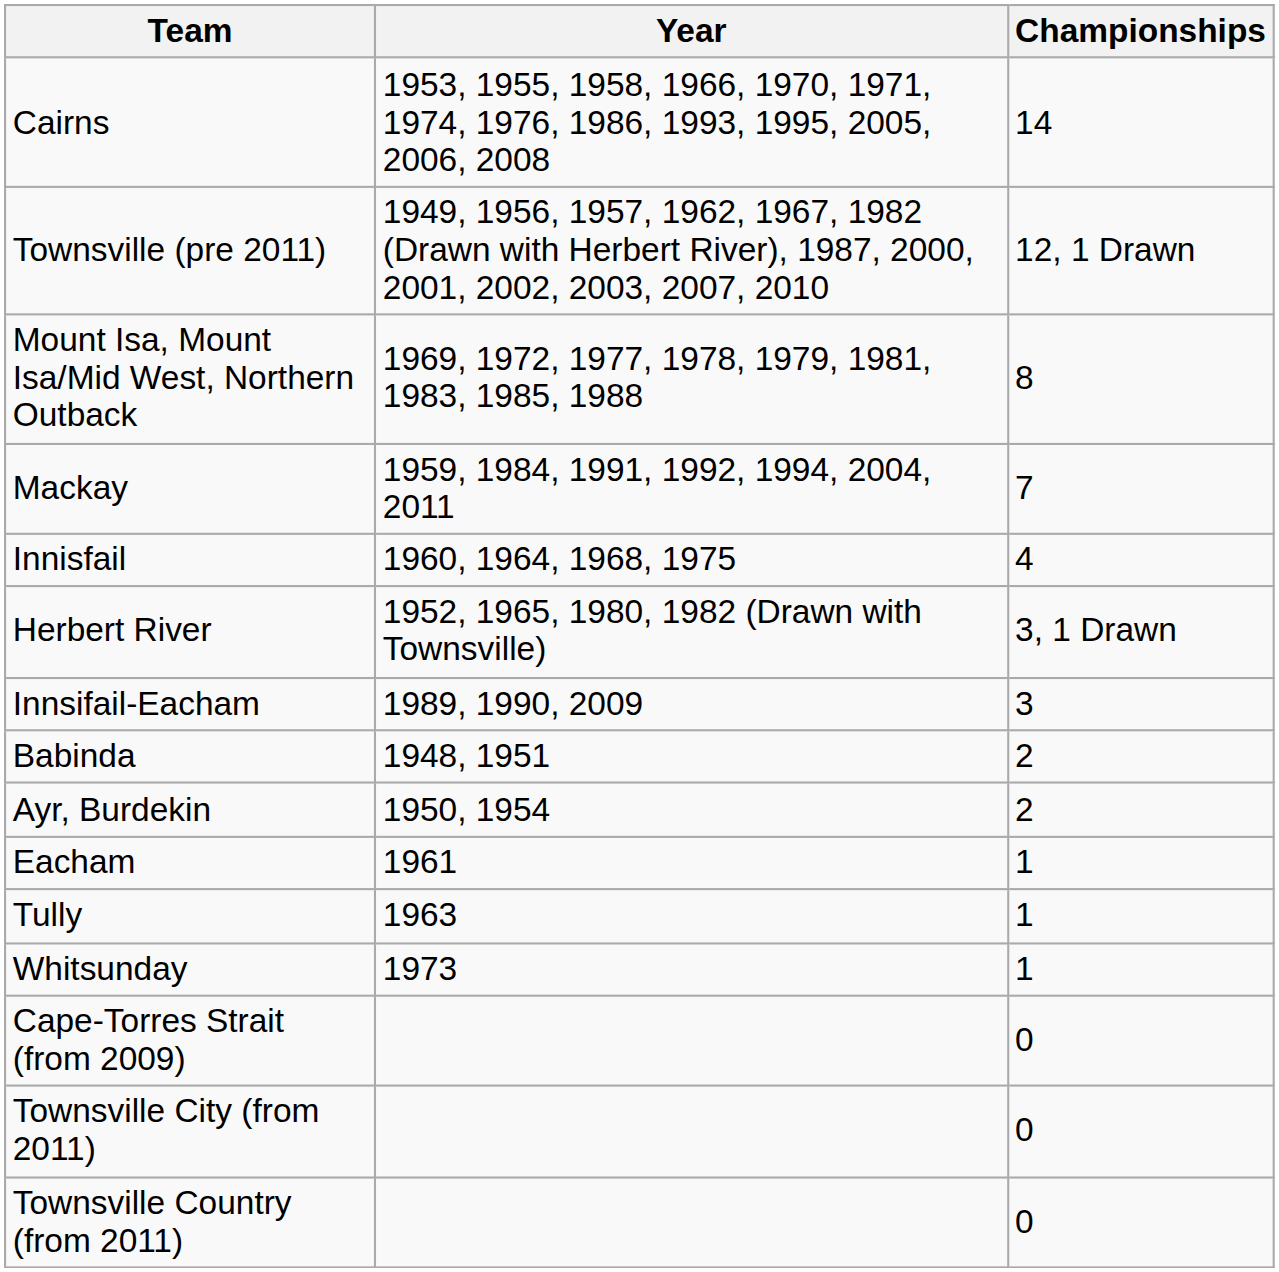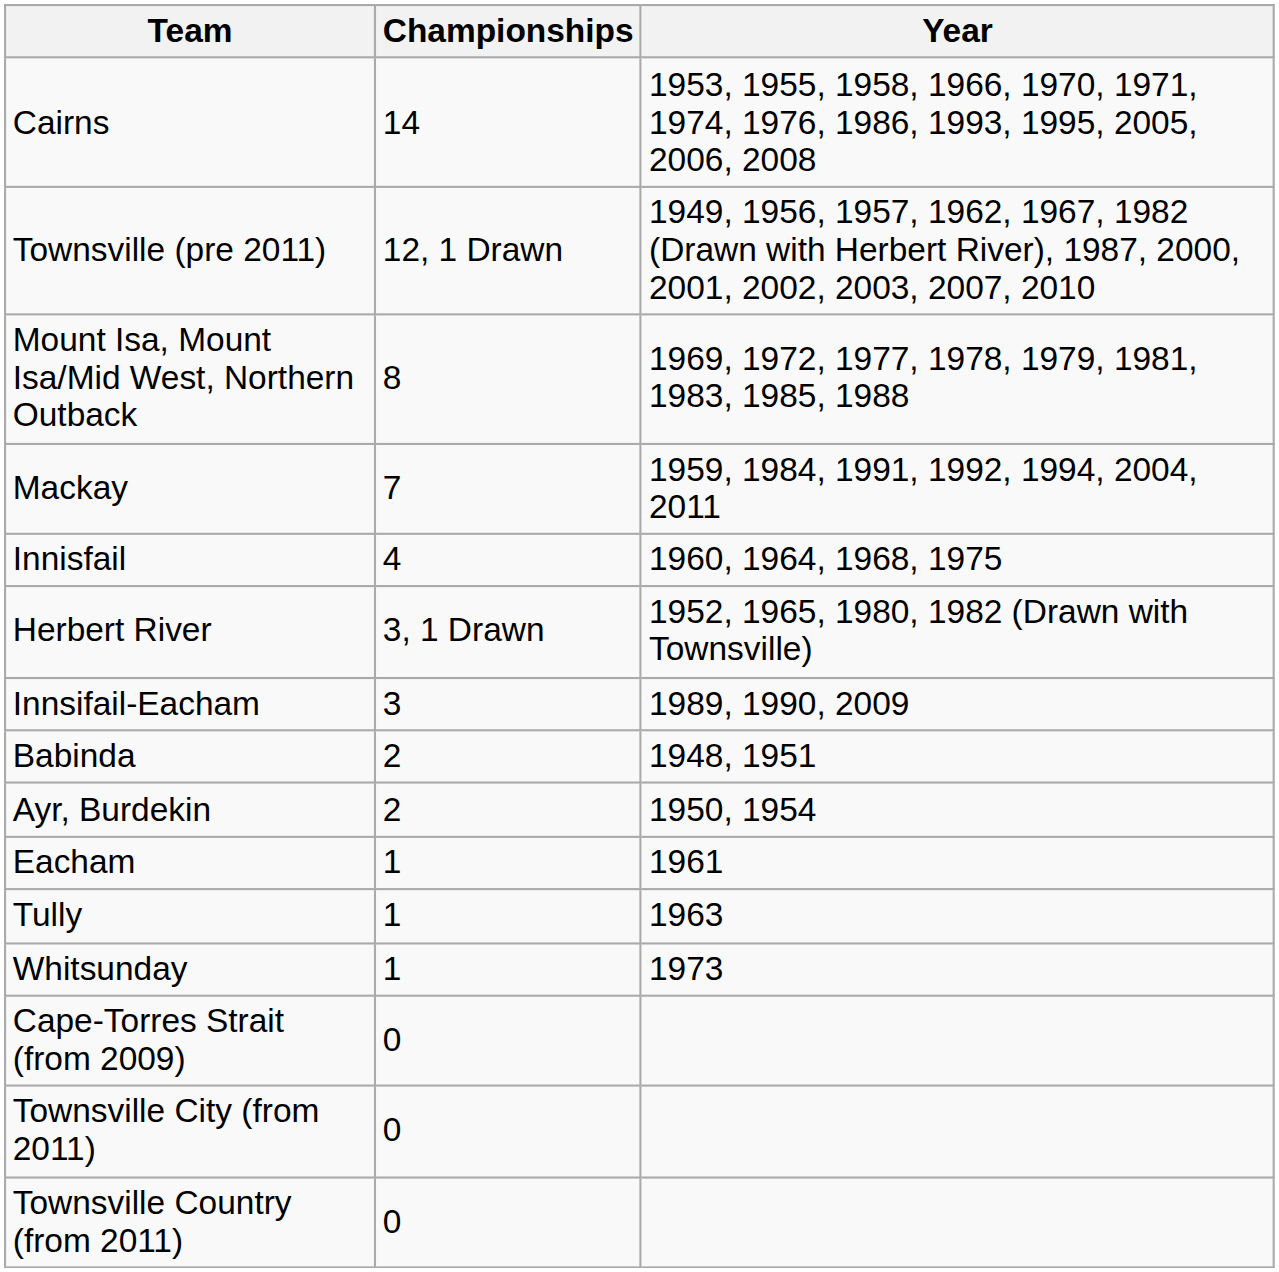columns swapped: (1141, 31) <-> (691, 31)
